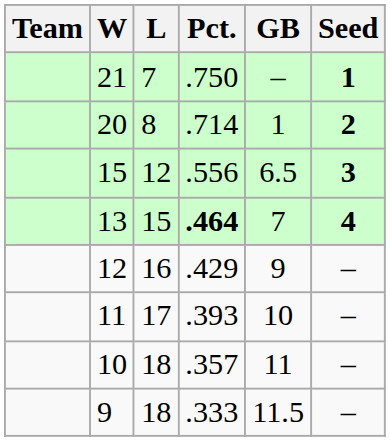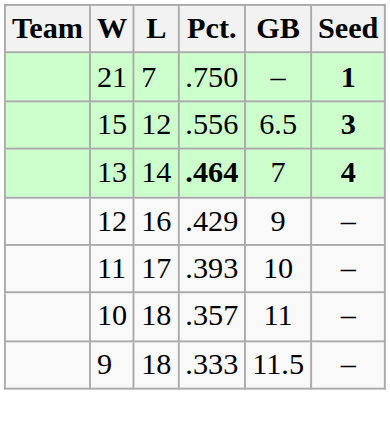- row: (112, 124)
(156, 220) 15 -> (156, 172) 14
